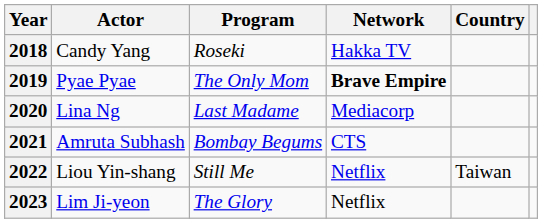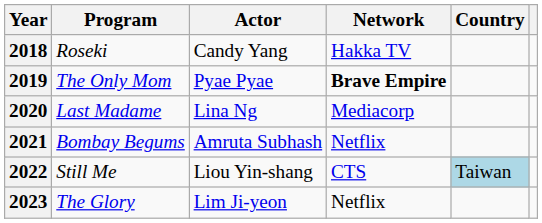columns swapped: (121, 19) <-> (258, 19)
(349, 141) CTS -> (358, 141) Netflix
(358, 171) Netflix -> (349, 171) CTS
(483, 171) no background -> (483, 171) lightblue background
